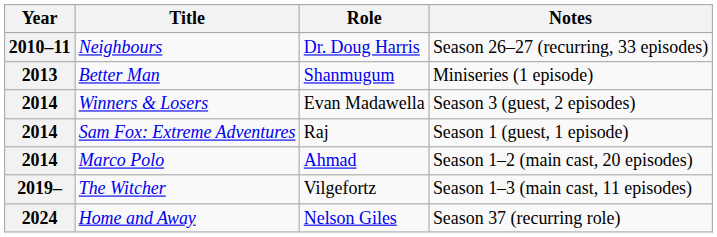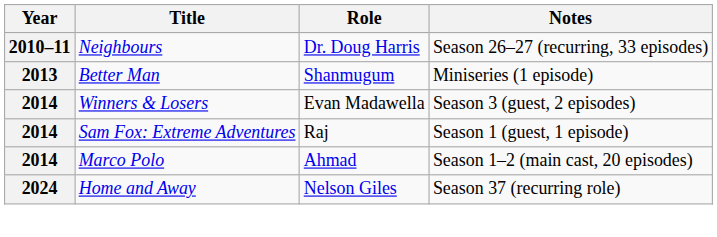- row: (122, 189)
